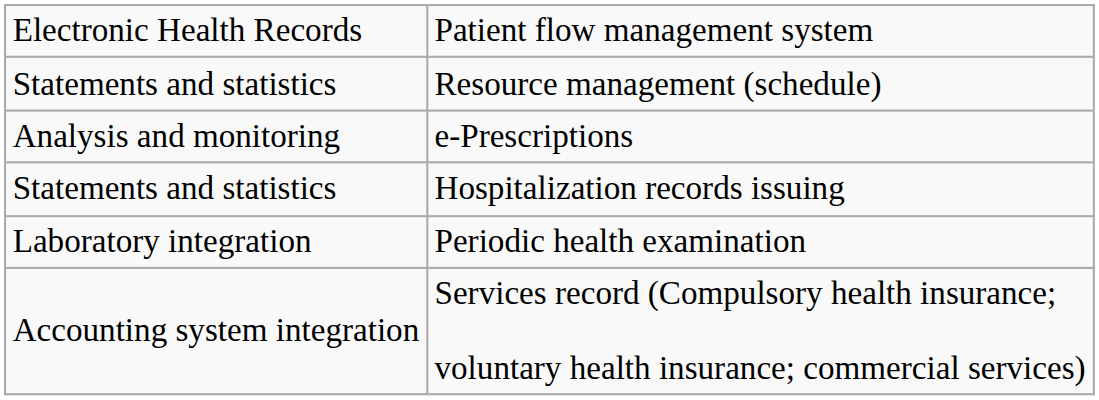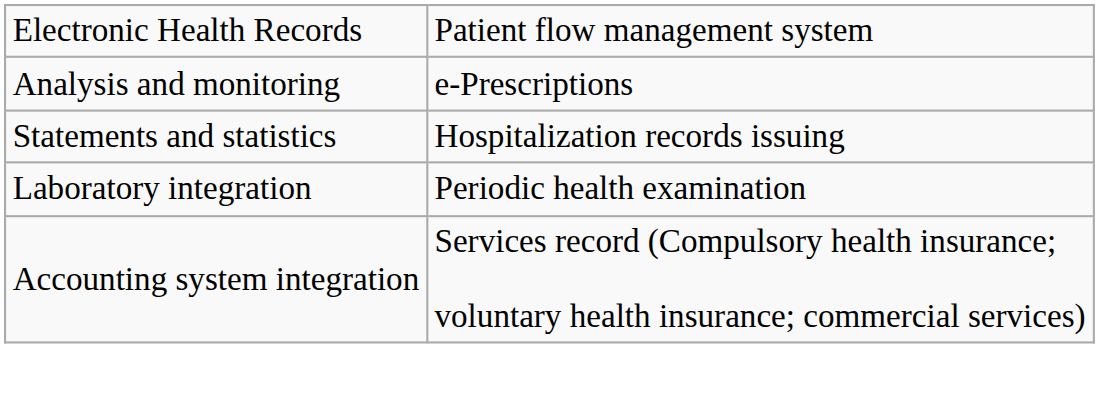- row: (658, 83)
